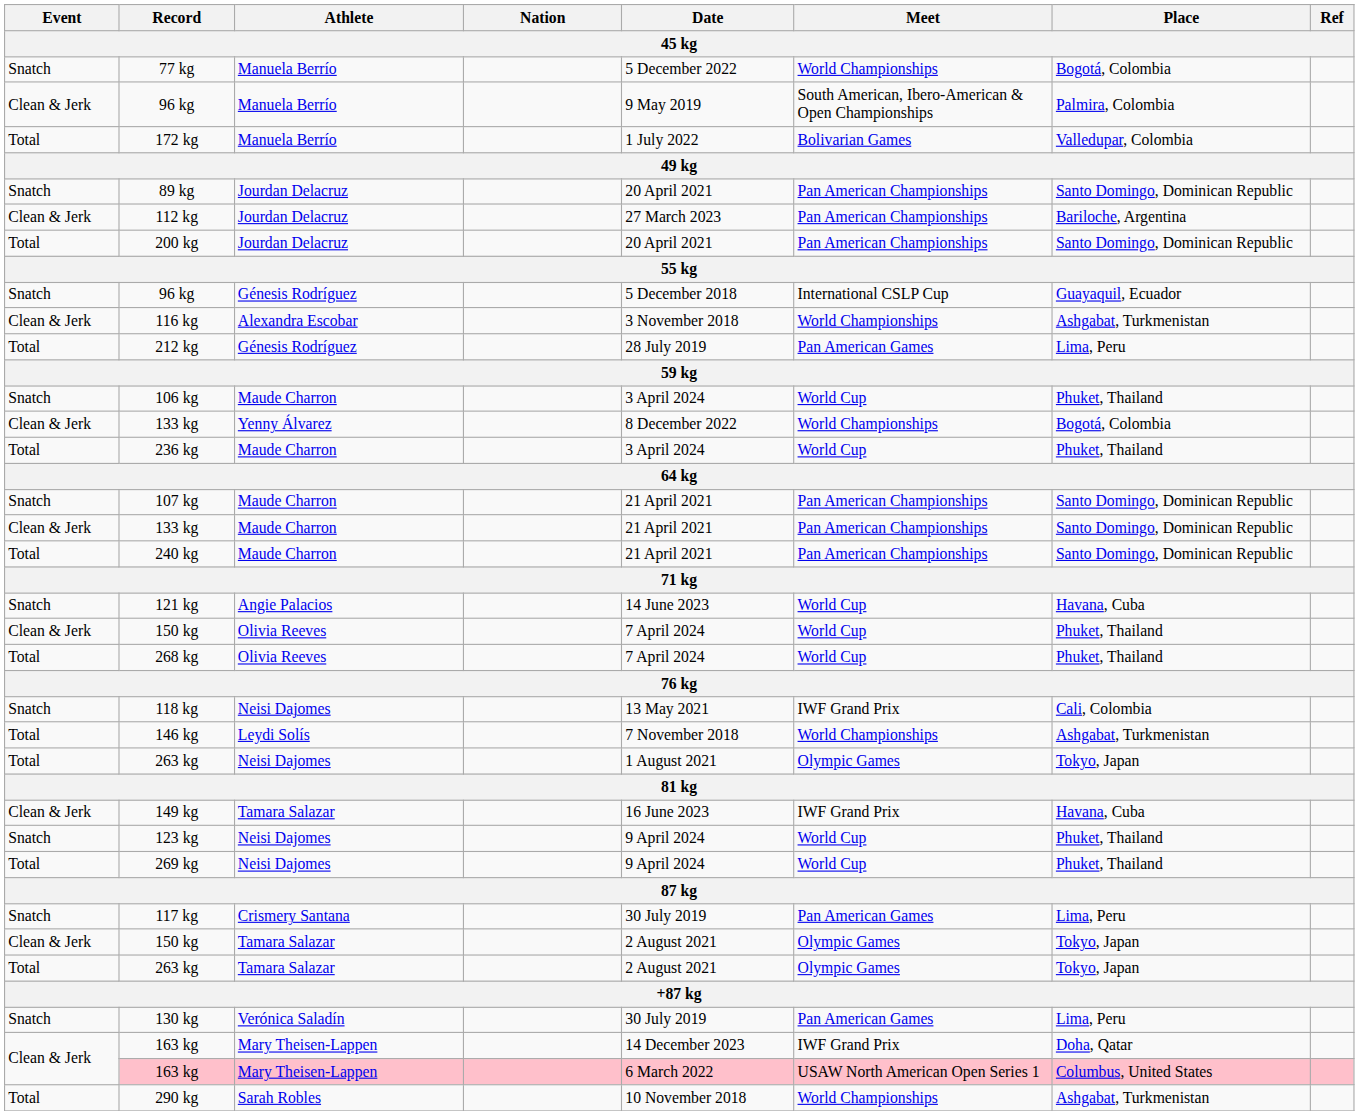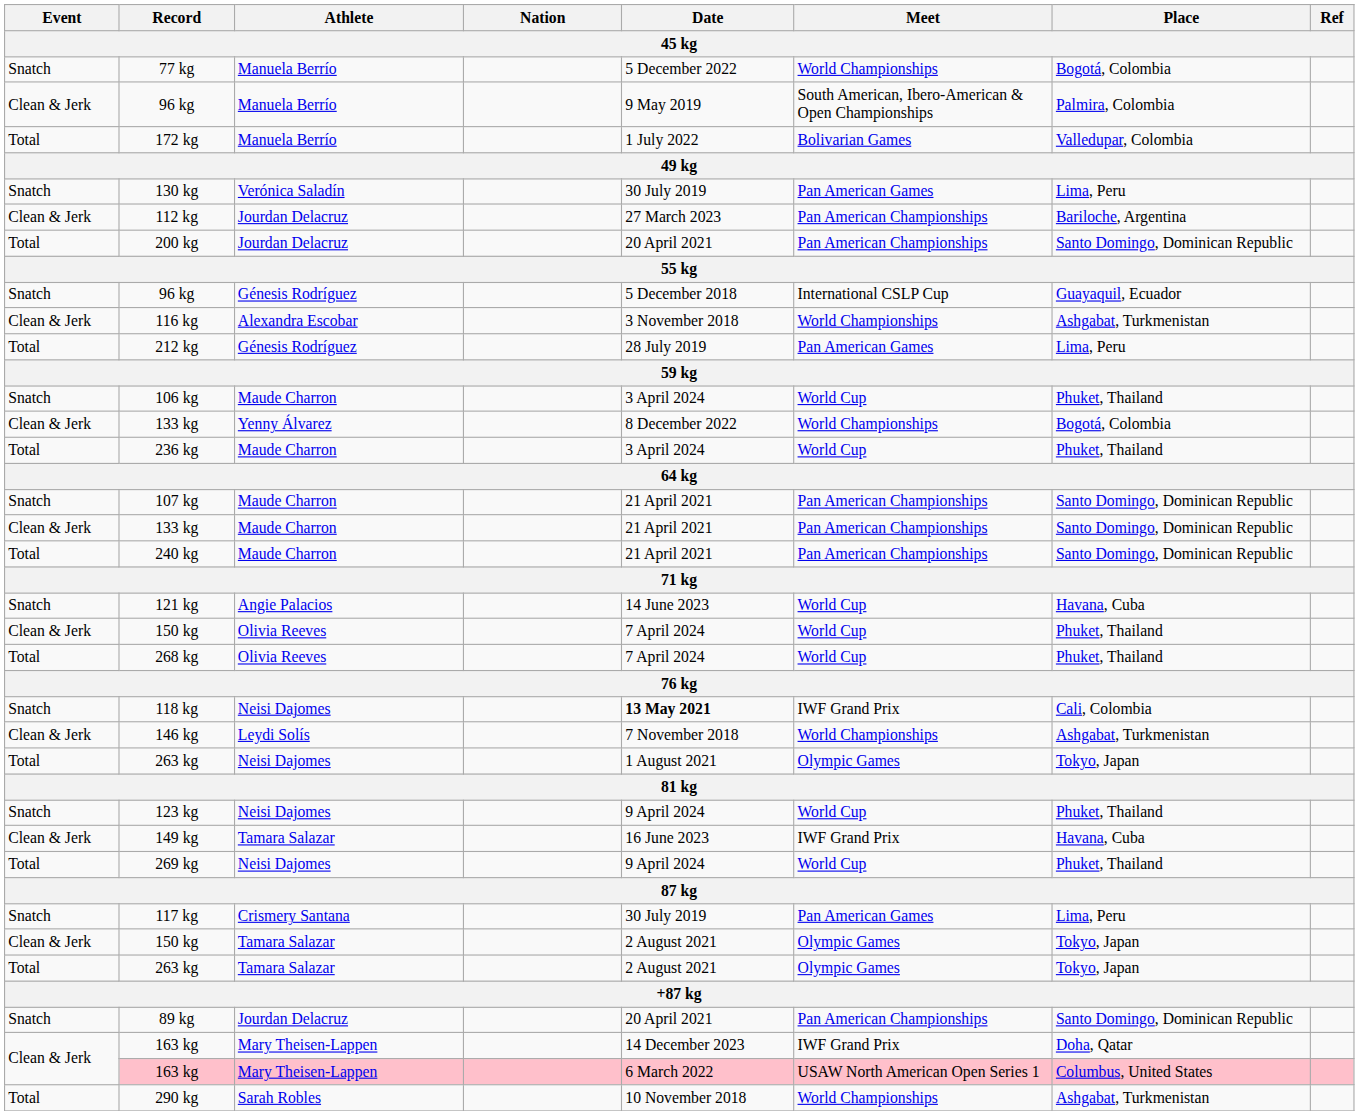rows swapped: (177, 191) <-> (177, 1020)
(667, 709) normal -> (668, 709) bold
(24, 735) Total -> (50, 735) Clean & Jerk
rows swapped: (177, 838) <-> (177, 812)
